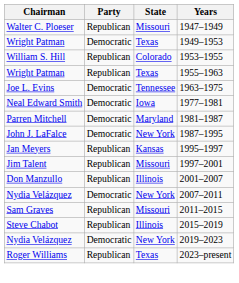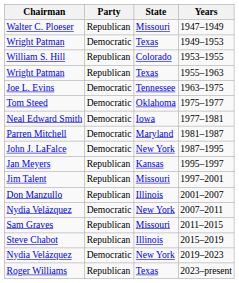+ row: (202, 103)
